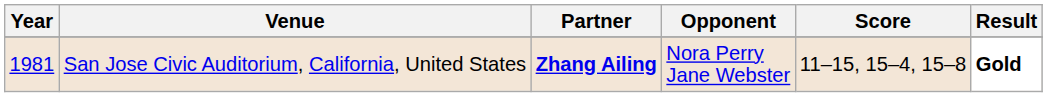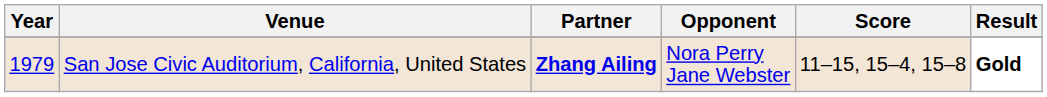(32, 64) 1981 -> (32, 64) 1979
